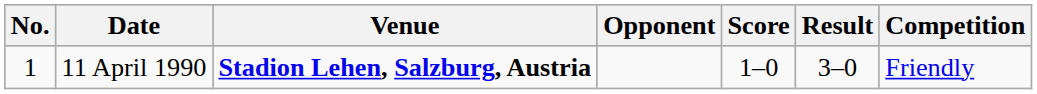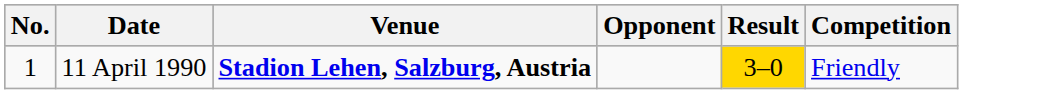- column: (759, 25)
(838, 66) no background -> (763, 66) gold background
